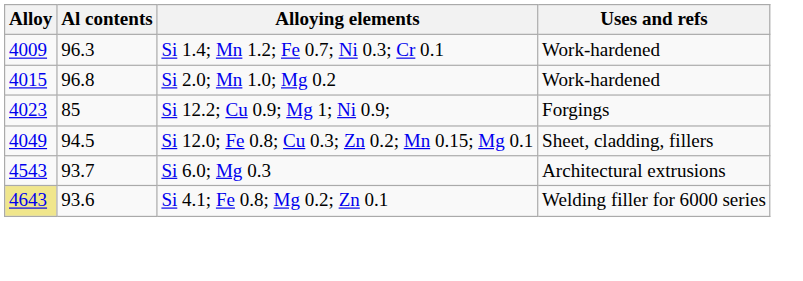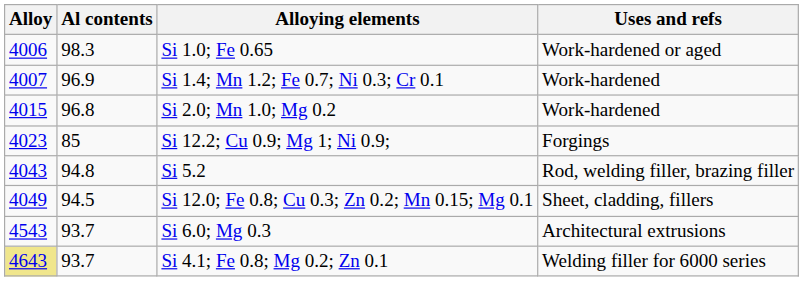+ row: (217, 49)
(28, 49) 4009 -> (28, 79) 4007
(78, 49) 96.3 -> (78, 79) 96.9
+ row: (184, 170)
(78, 200) 93.6 -> (78, 261) 93.7
